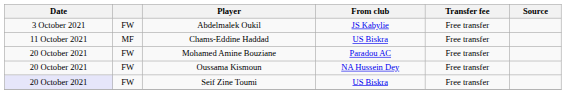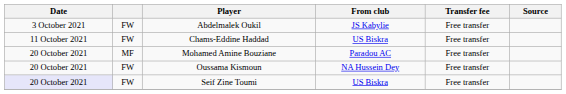(128, 39) MF -> (128, 39) FW
(128, 53) FW -> (128, 53) MF
